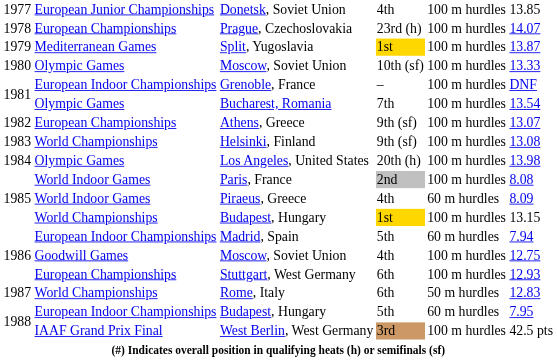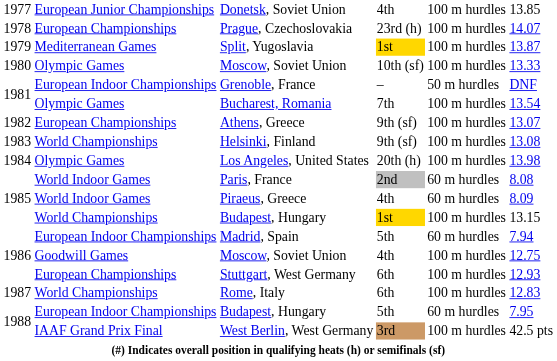(467, 85) 100 m hurdles -> (463, 85) 50 m hurdles
(467, 179) 100 m hurdles -> (463, 179) 60 m hurdles
(463, 293) 50 m hurdles -> (467, 293) 100 m hurdles
